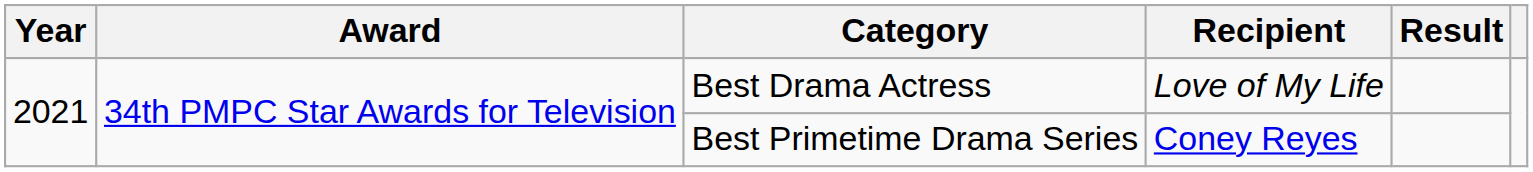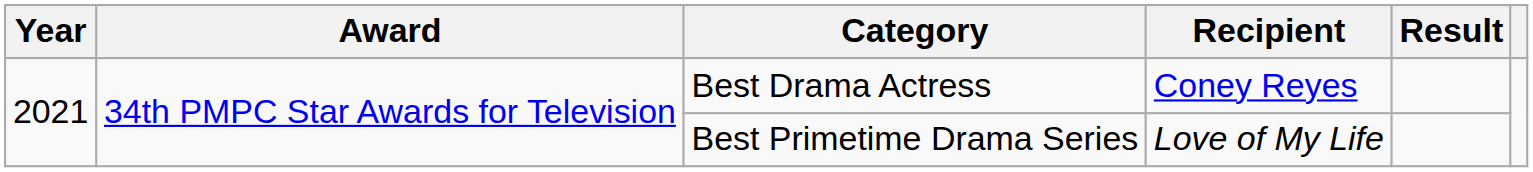(1269, 85) Love of My Life -> (1256, 85) Coney Reyes
(1256, 138) Coney Reyes -> (1269, 138) Love of My Life
